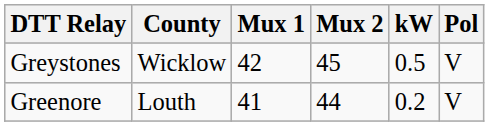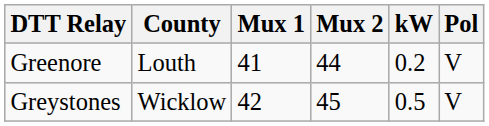rows swapped: (56, 101) <-> (65, 62)
